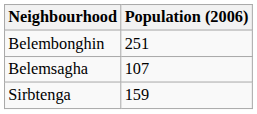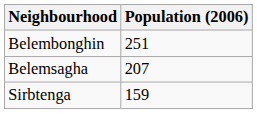(137, 69) 107 -> (137, 69) 207
